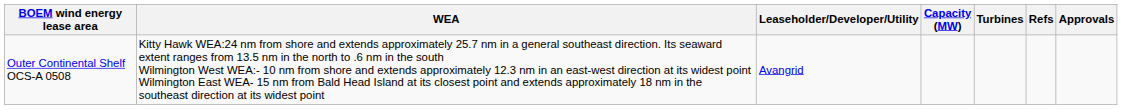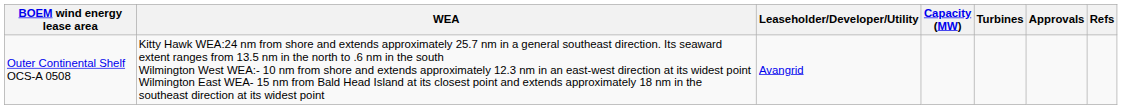columns swapped: (1087, 19) <-> (1041, 19)
